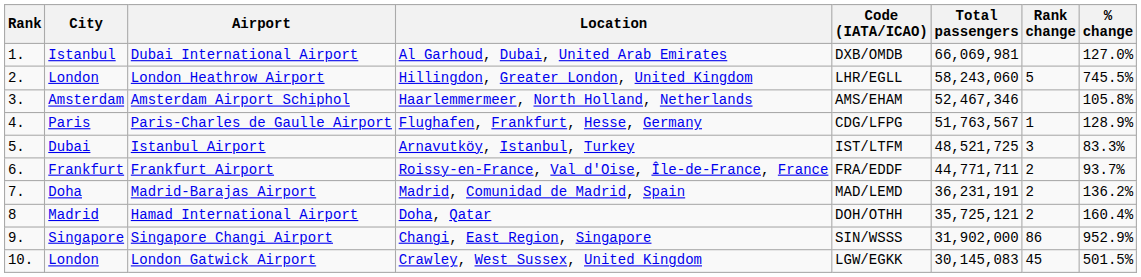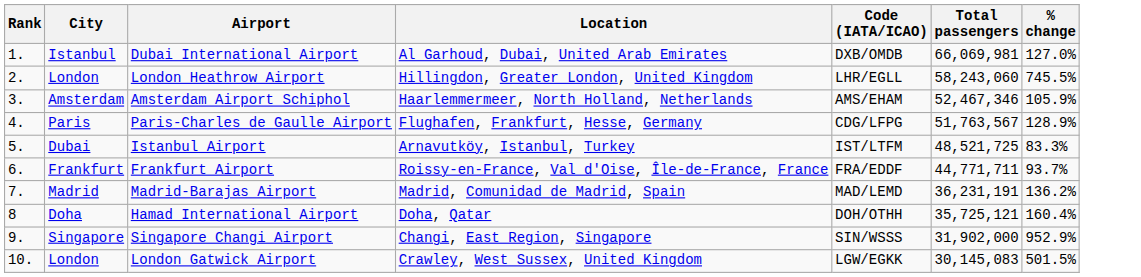- column: (1051, 24)
(1108, 101) 105.8% -> (1051, 101) 105.9%
(65, 192) Doha -> (74, 192) Madrid
(74, 215) Madrid -> (65, 215) Doha
